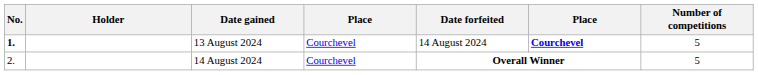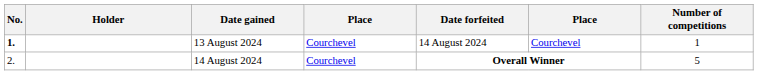(557, 43) bold -> (556, 43) normal
(697, 43) 5 -> (697, 43) 1
